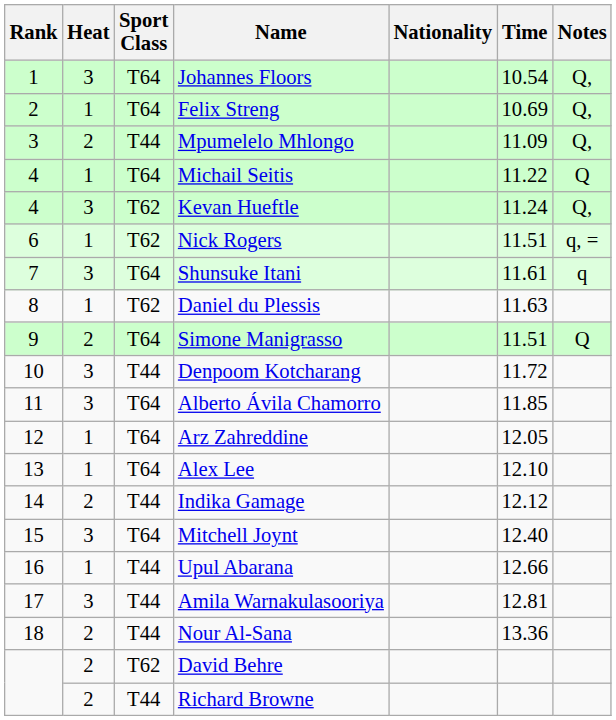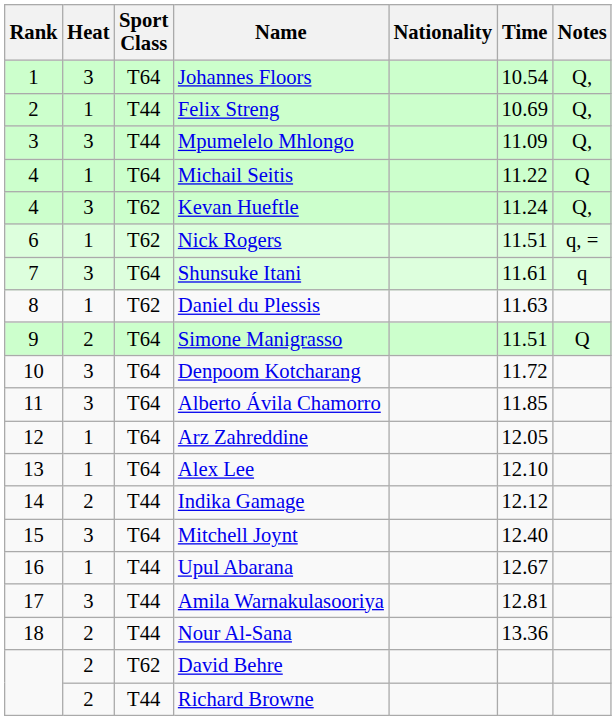(144, 109) T64 -> (144, 109) T44
(88, 142) 2 -> (88, 142) 3
(144, 371) T44 -> (144, 371) T64
(525, 567) 12.66 -> (525, 567) 12.67
